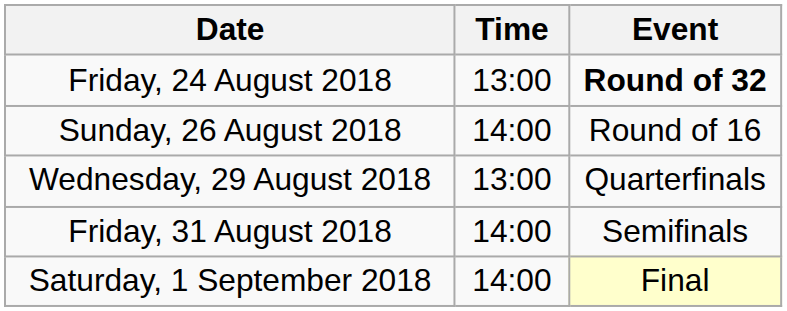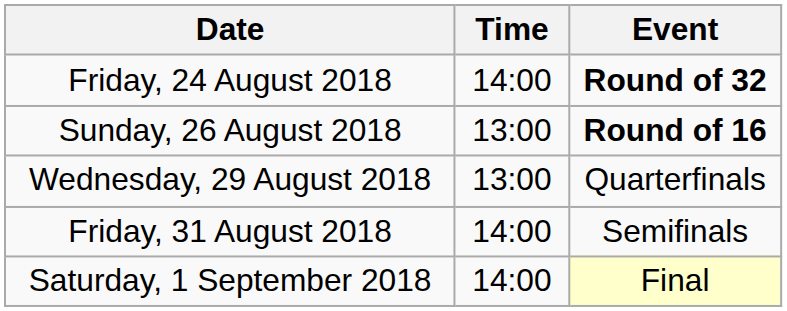(512, 79) 13:00 -> (512, 79) 14:00
(512, 130) 14:00 -> (512, 130) 13:00
(675, 130) normal -> (675, 130) bold
